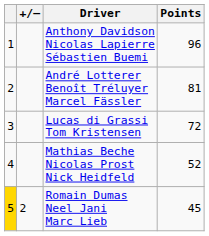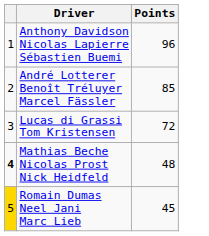- column: (30, 14)
(195, 89) 81 -> (169, 89) 85
(11, 165) normal -> (11, 165) bold
(195, 165) 52 -> (169, 165) 48
